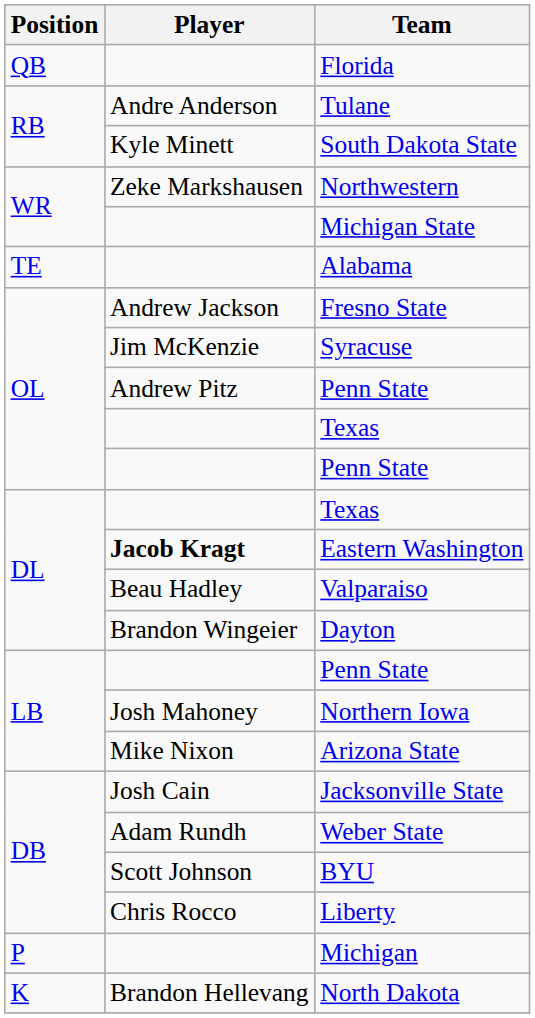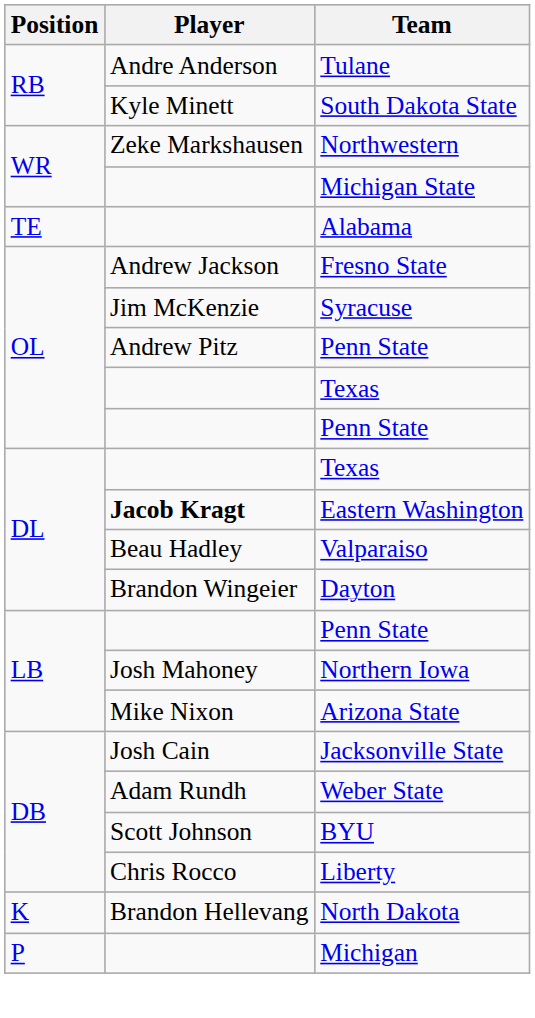- row: (28, 65)
rows swapped: (20, 992) <-> (18, 952)
